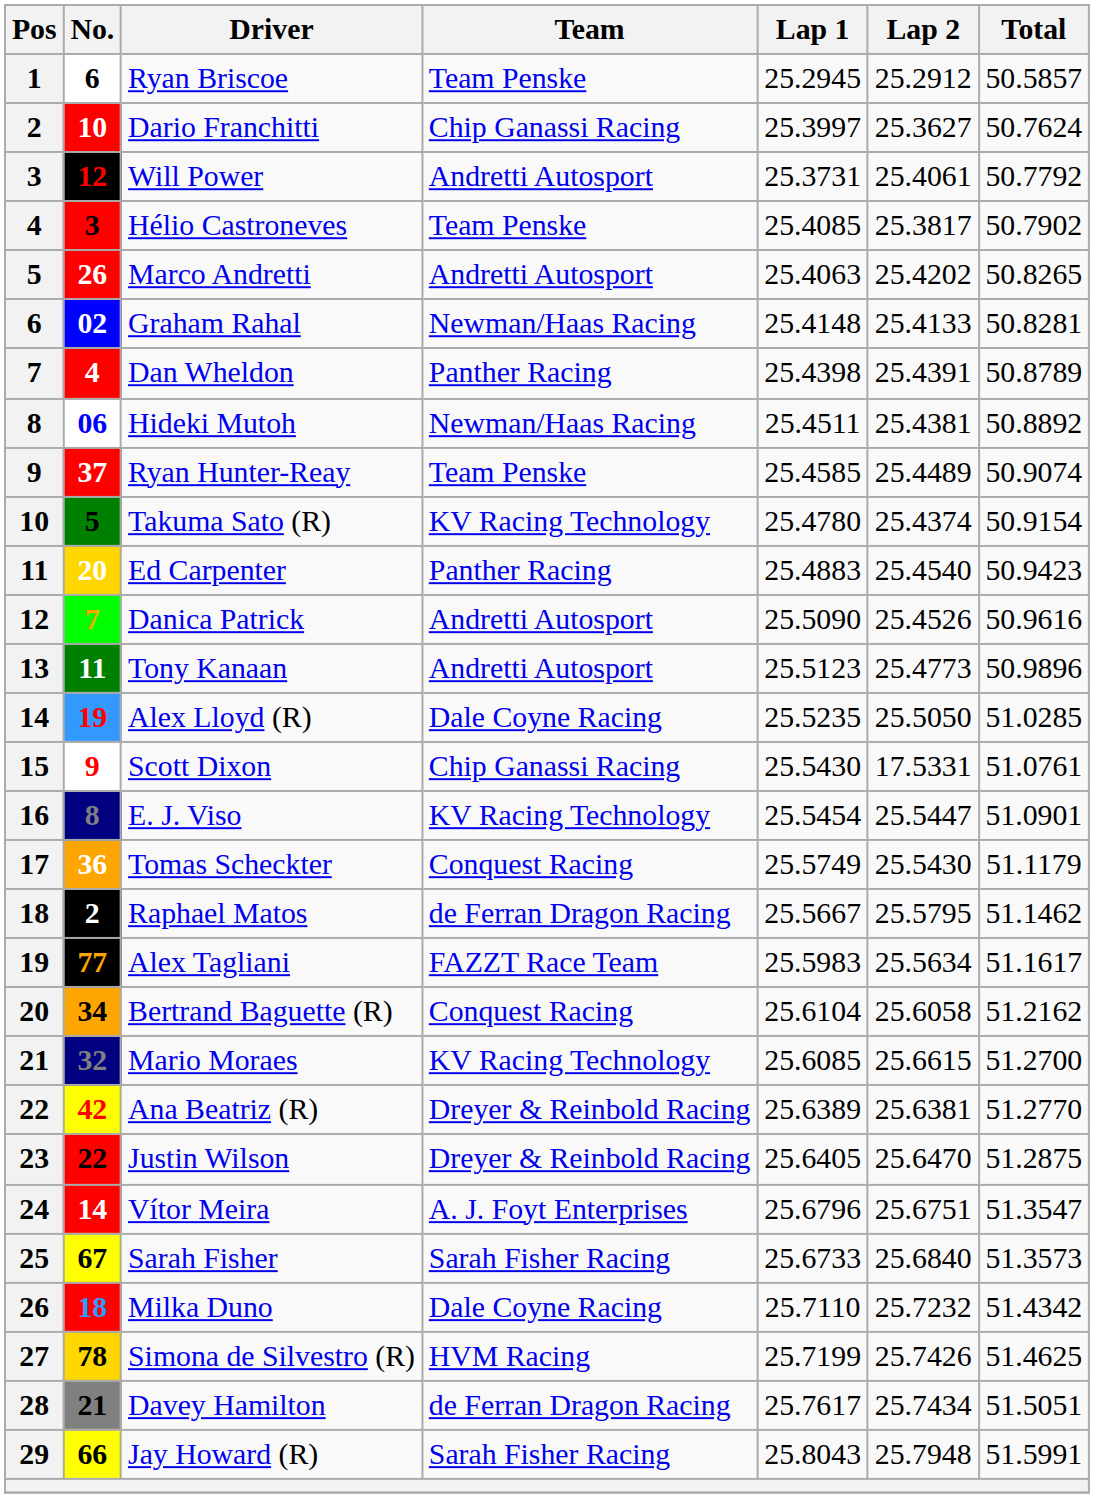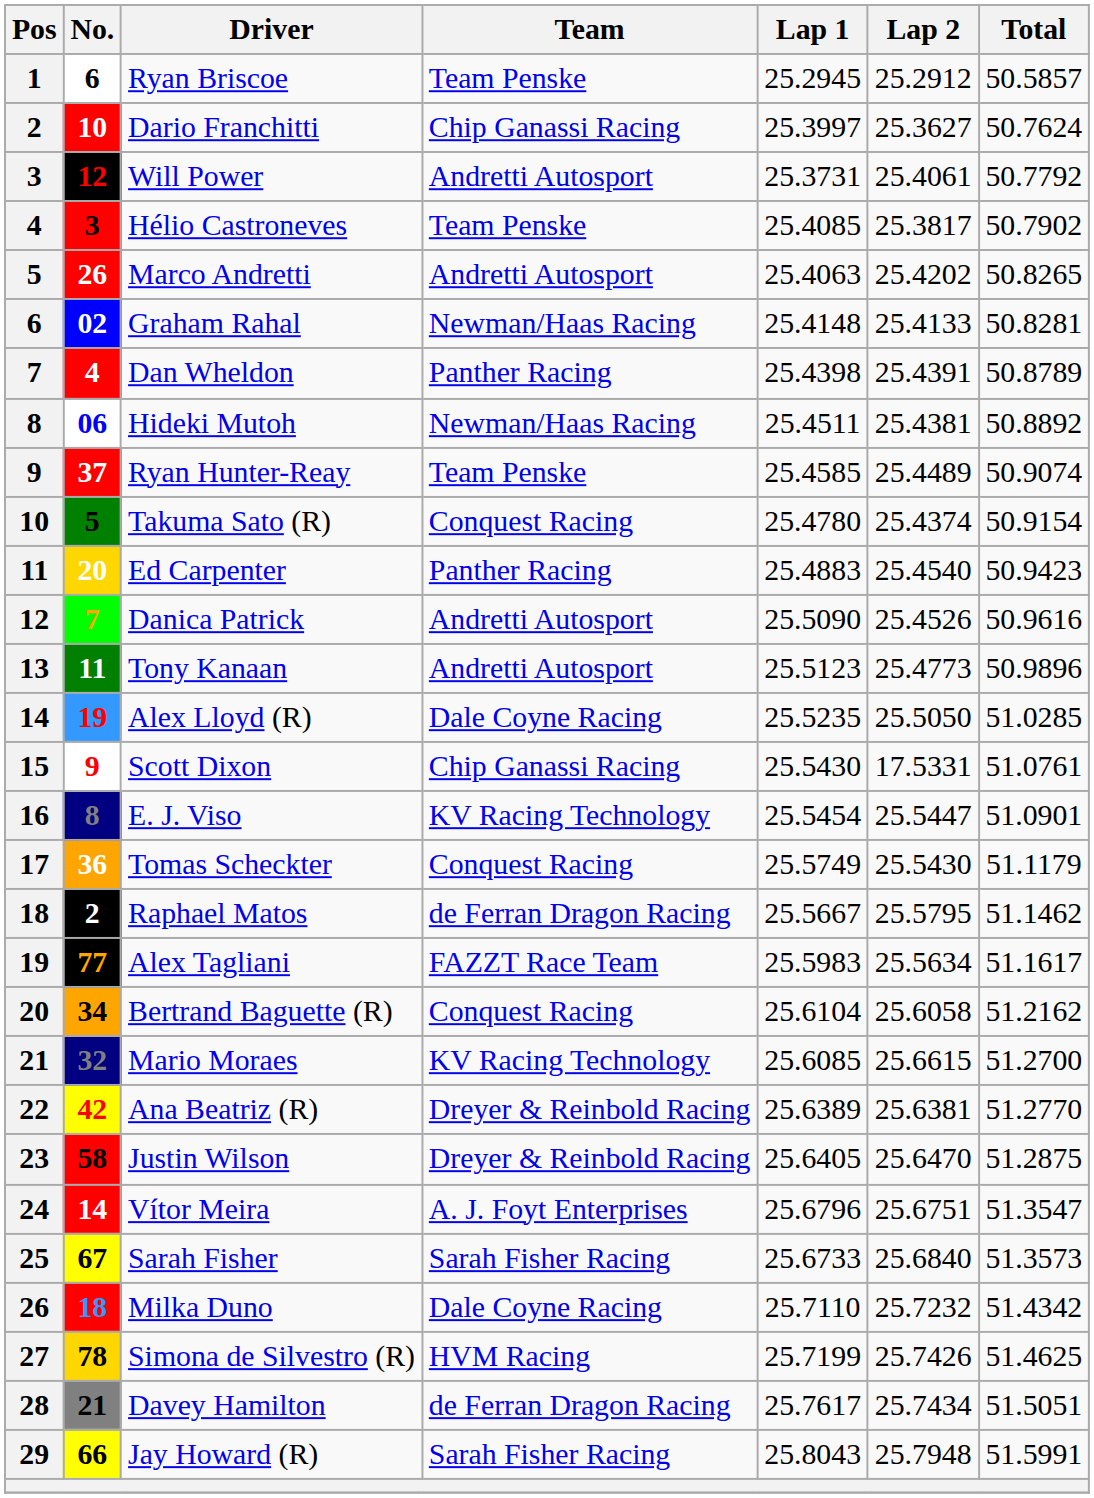(569, 520) KV Racing Technology -> (531, 520) Conquest Racing
(92, 1159) 22 -> (92, 1159) 58
